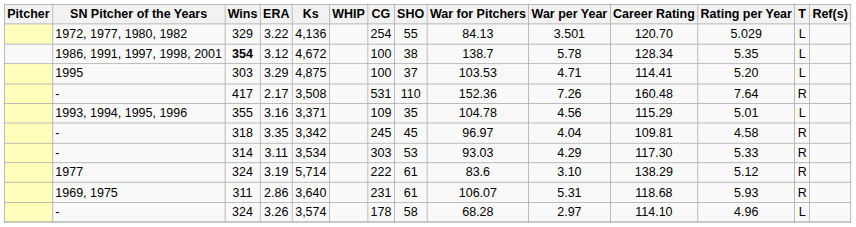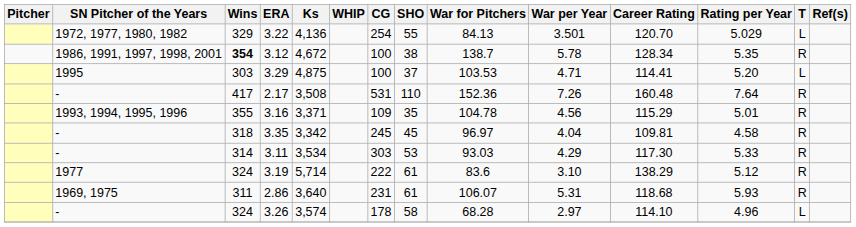(802, 53) L -> (802, 53) R
(802, 113) L -> (802, 113) R
